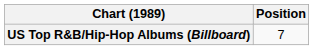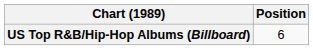(281, 34) 7 -> (281, 34) 6
